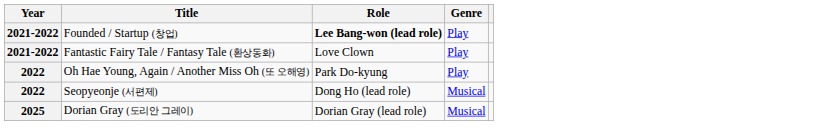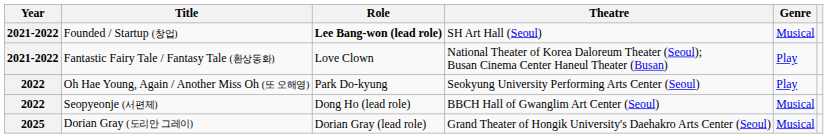+ column: (609, 13)
(458, 33) Play -> (795, 33) Musical
